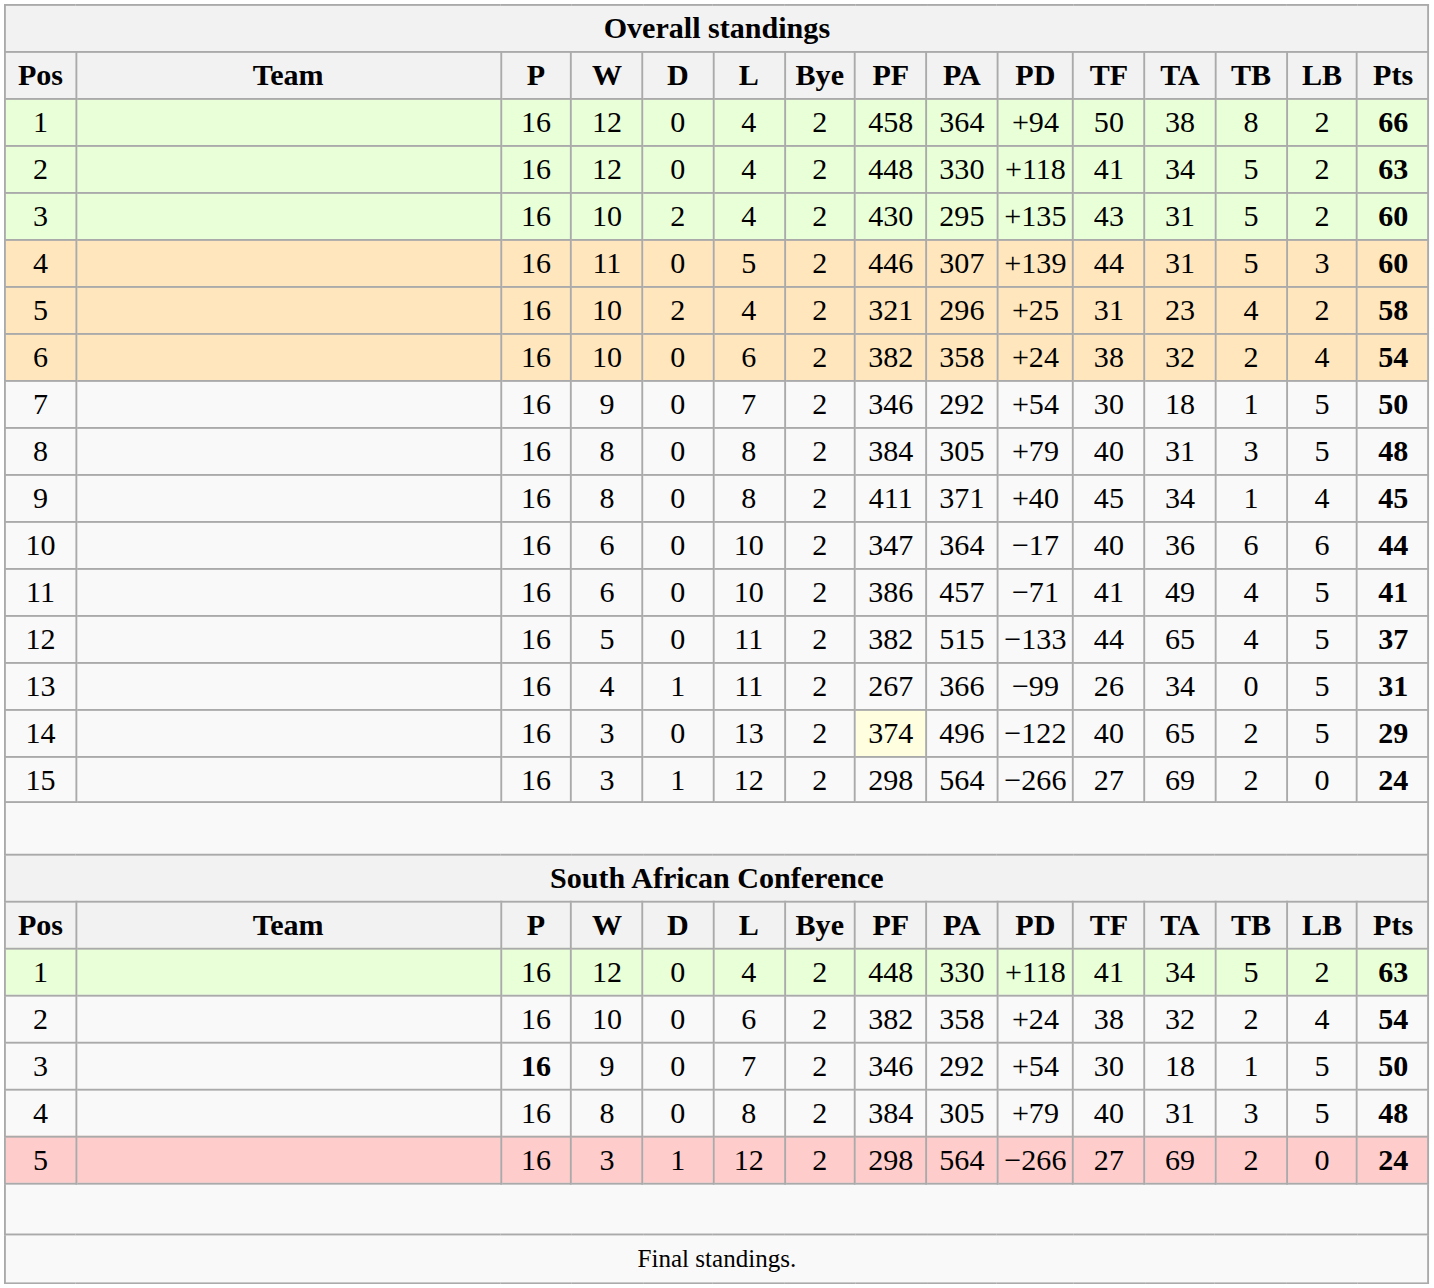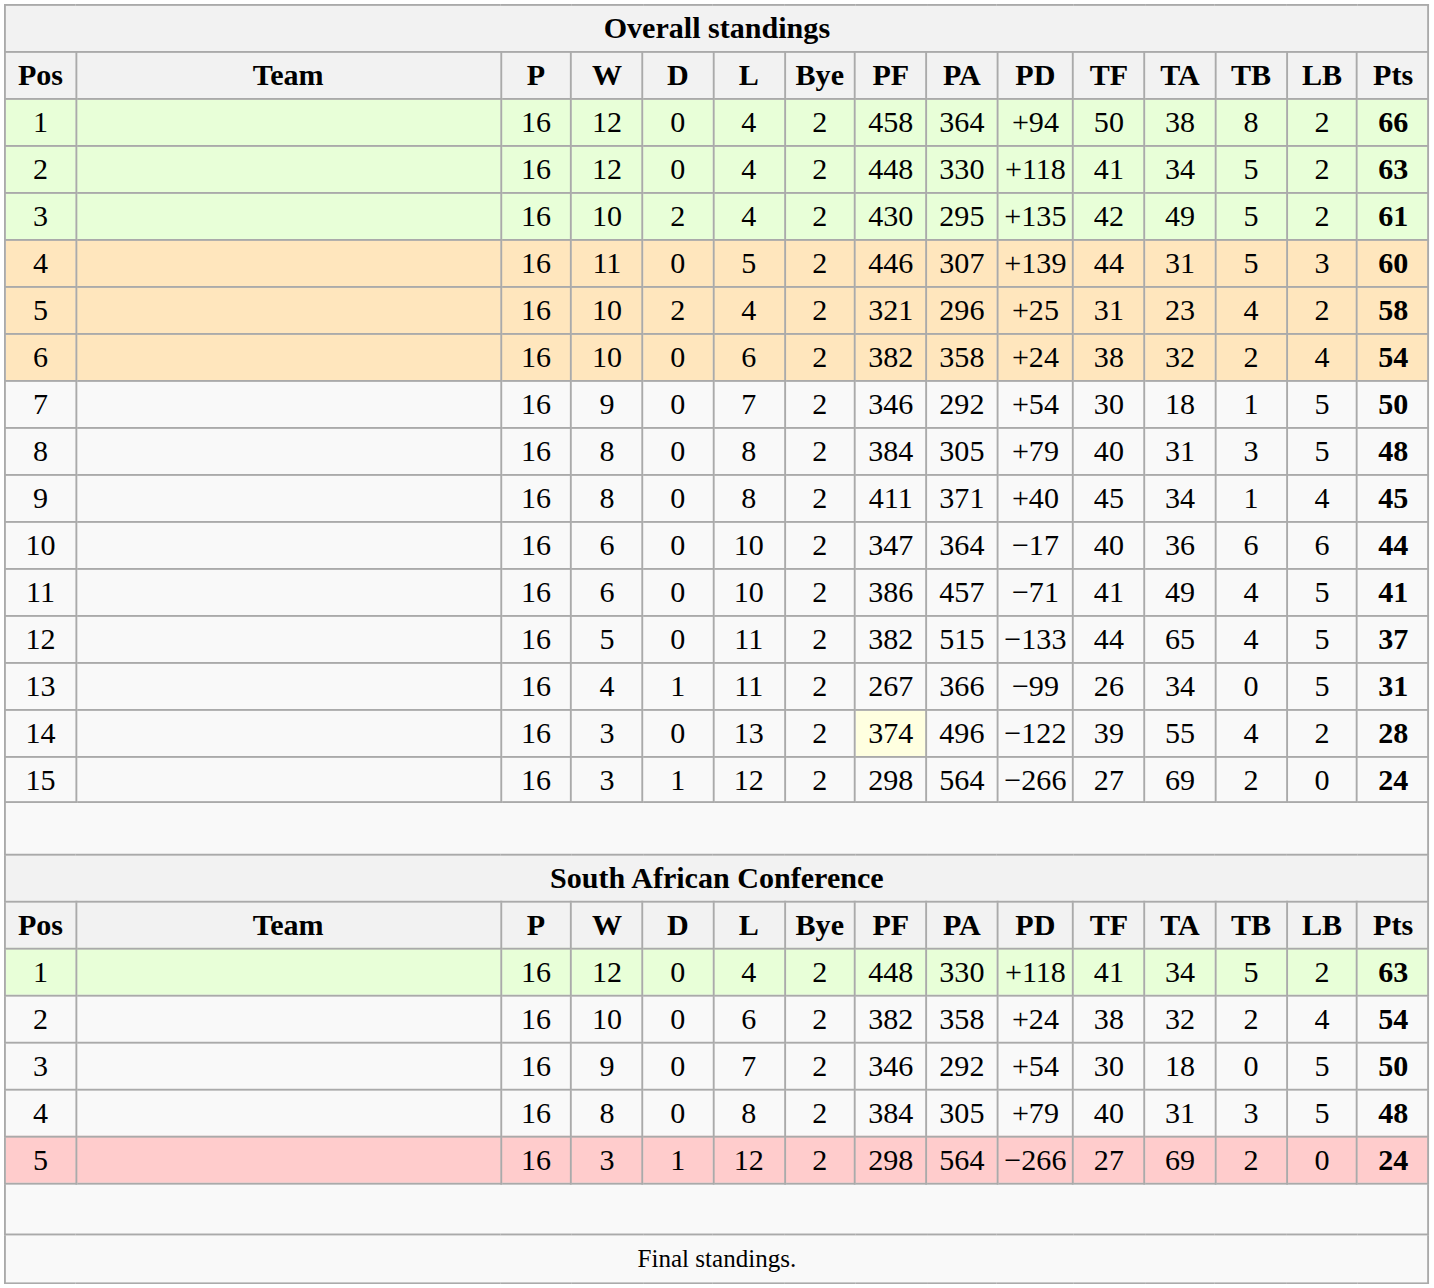(1109, 216) 43 -> (1109, 216) 42
(1180, 216) 31 -> (1180, 216) 49
(1393, 216) 60 -> (1393, 216) 61
(1109, 732) 40 -> (1109, 732) 39
(1180, 732) 65 -> (1180, 732) 55
(1251, 732) 2 -> (1251, 732) 4
(1322, 732) 5 -> (1322, 732) 2
(1393, 732) 29 -> (1393, 732) 28
(536, 1065) bold -> (536, 1065) normal
(1251, 1065) 1 -> (1251, 1065) 0
